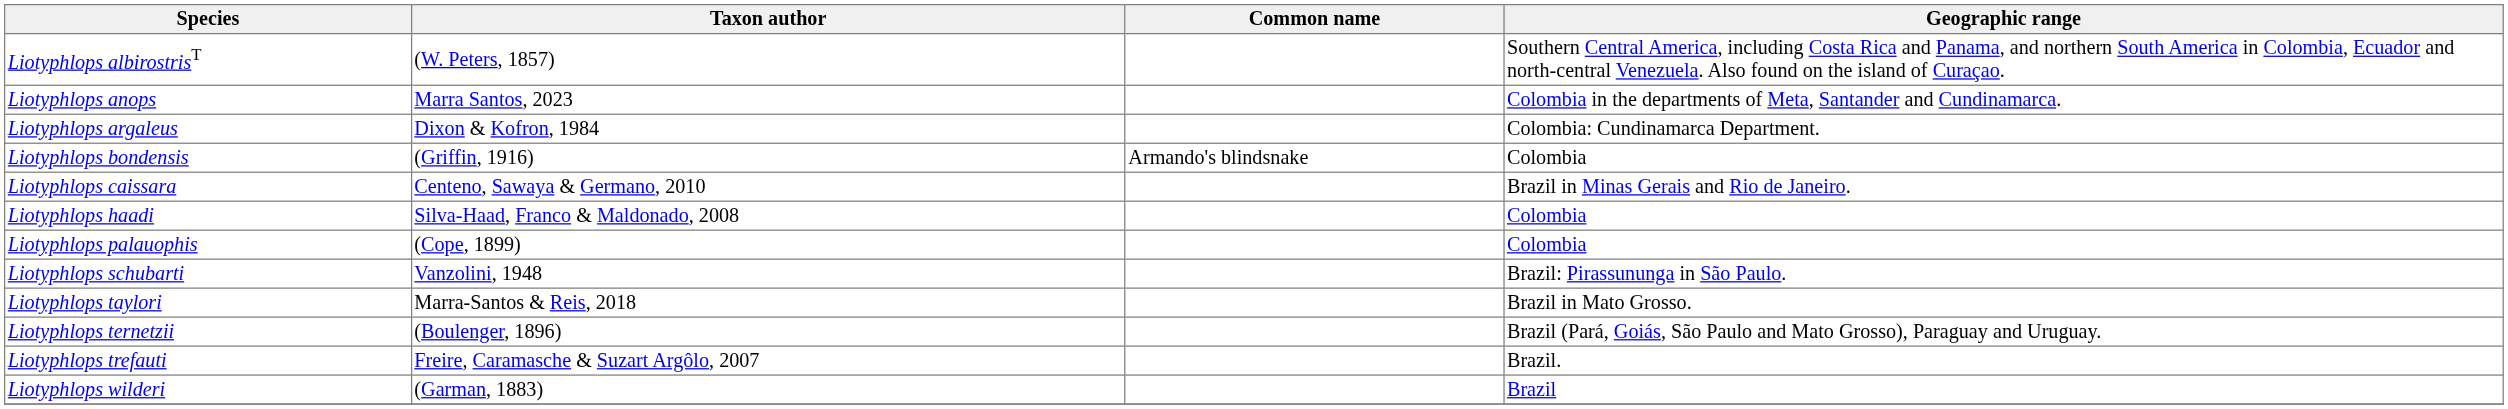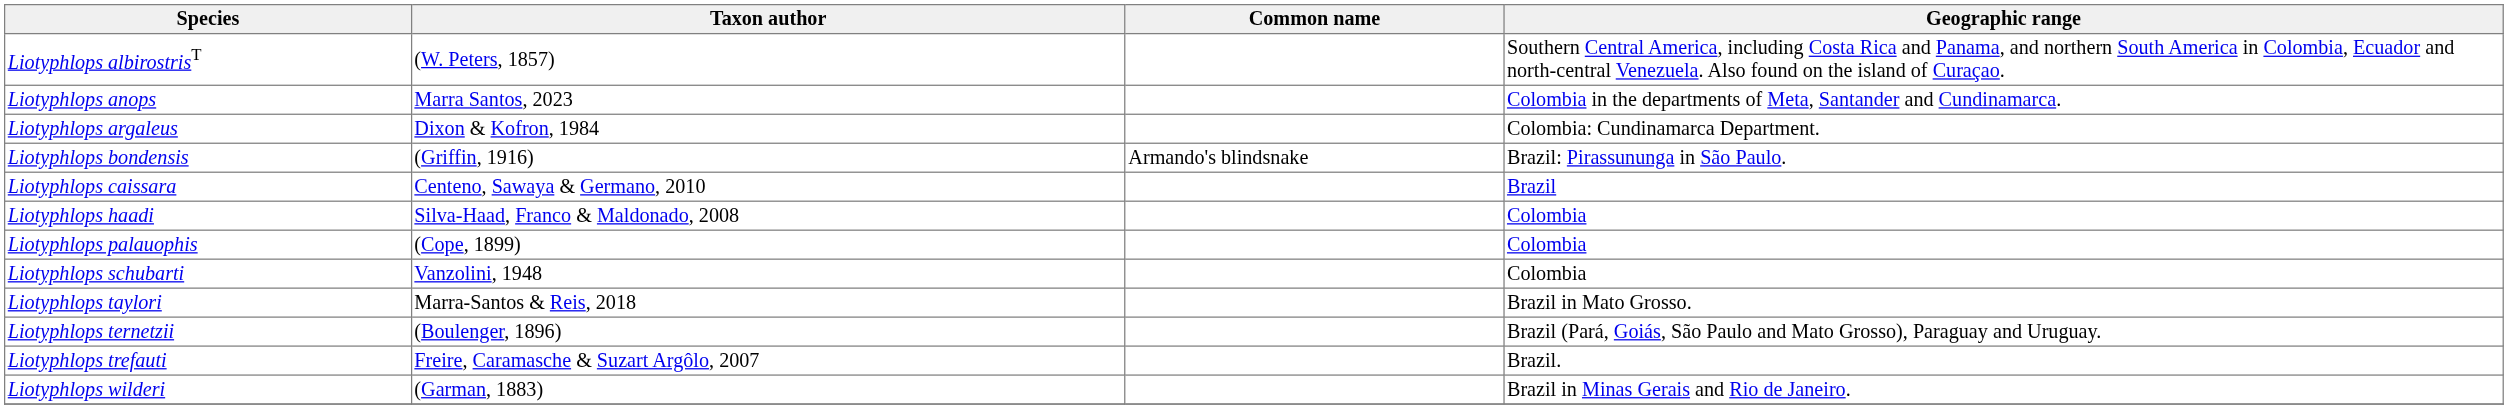(1547, 157) Colombia -> (1647, 157) Brazil: Pirassununga in São Paulo.
(1679, 186) Brazil in Minas Gerais and Rio de Janeiro. -> (1532, 186) Brazil
(1647, 273) Brazil: Pirassununga in São Paulo. -> (1547, 273) Colombia
(1532, 389) Brazil -> (1679, 389) Brazil in Minas Gerais and Rio de Janeiro.
